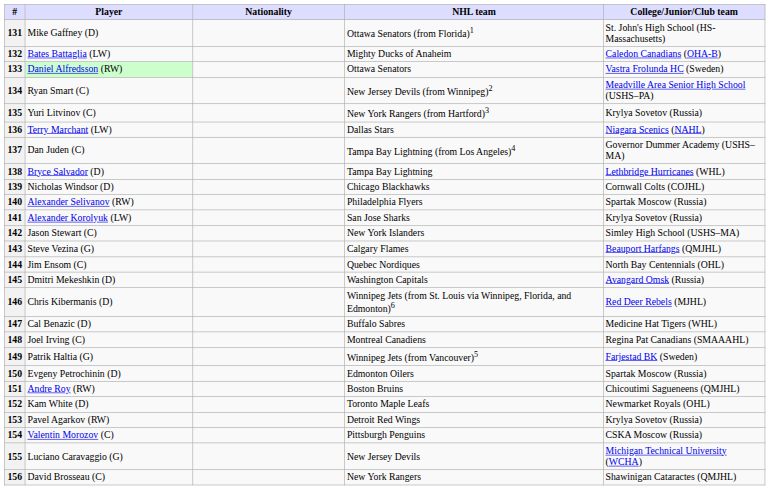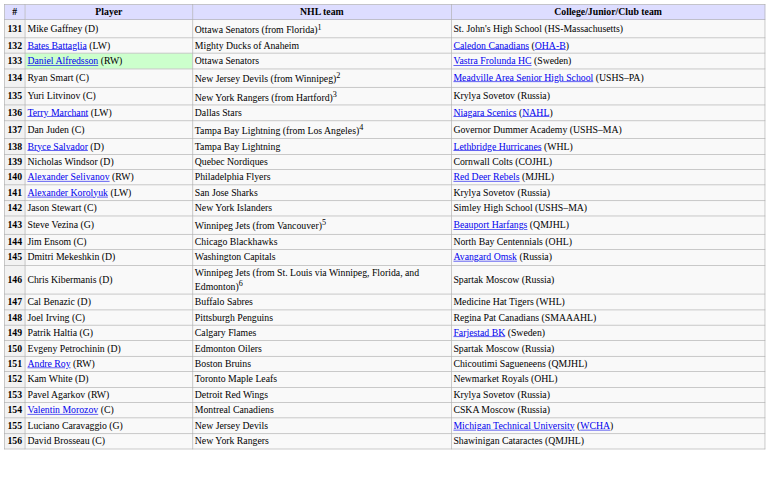- column: (269, 12)
(388, 187) Chicago Blackhawks -> (231, 162) Quebec Nordiques
(656, 202) Spartak Moscow (Russia) -> (504, 177) Red Deer Rebels (MJHL)
(378, 249) Calgary Flames -> (260, 225) Winnipeg Jets (from Vancouver)5
(383, 264) Quebec Nordiques -> (236, 242) Chicago Blackhawks
(656, 302) Red Deer Rebels (MJHL) -> (504, 279) Spartak Moscow (Russia)
(386, 340) Montreal Canadiens -> (234, 317) Pittsburgh Penguins
(413, 356) Winnipeg Jets (from Vancouver)5 -> (226, 333) Calgary Flames
(386, 435) Pittsburgh Penguins -> (234, 410) Montreal Canadiens
